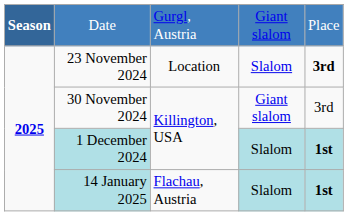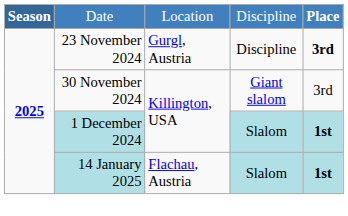(175, 25) Gurgl, Austria -> (187, 16) Location
(271, 25) Giant slalom -> (266, 16) Discipline
(324, 25) normal -> (323, 16) bold
(194, 66) Location -> (170, 49) Gurgl, Austria
(271, 66) Slalom -> (266, 49) Discipline
